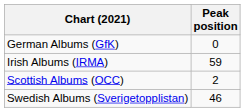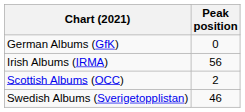(216, 62) 59 -> (216, 62) 56
